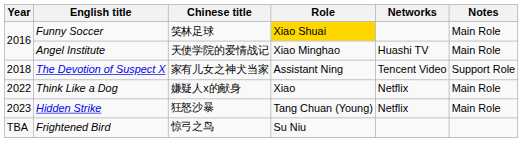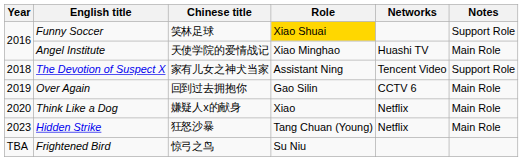(476, 31) Main Role -> (483, 31) Support Role
+ row: (63, 89)
(19, 89) 2022 -> (19, 108) 2020
